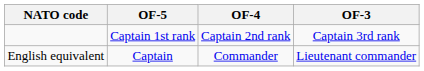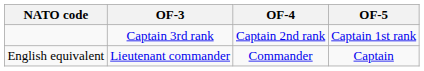columns swapped: (153, 14) <-> (356, 14)
